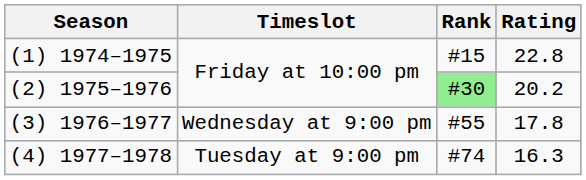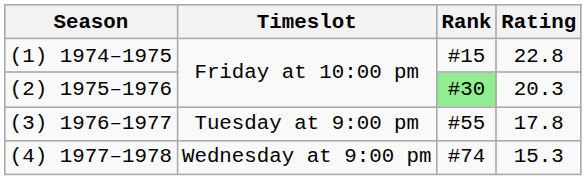(539, 90) 20.2 -> (539, 90) 20.3
(307, 123) Wednesday at 9:00 pm -> (307, 123) Tuesday at 9:00 pm
(307, 157) Tuesday at 9:00 pm -> (307, 157) Wednesday at 9:00 pm
(539, 157) 16.3 -> (539, 157) 15.3
